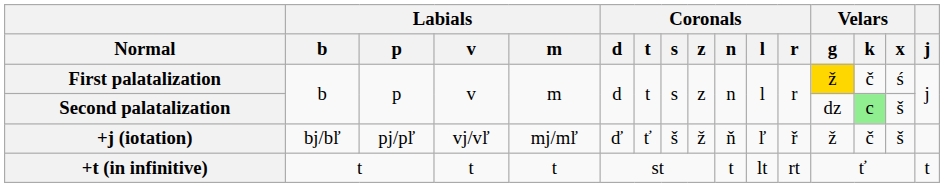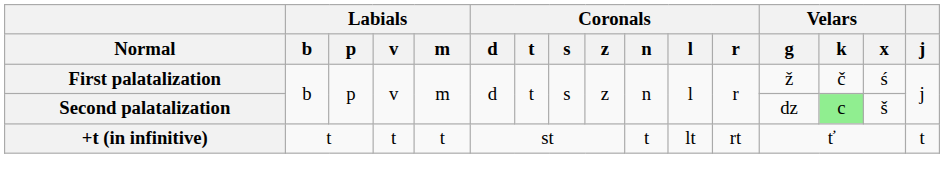(832, 78) gold background -> (789, 78) no background
- row: (145, 138)
